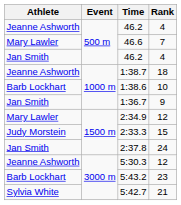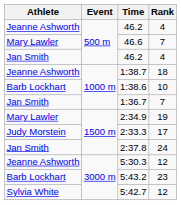(162, 102) 9 -> (162, 102) 7
(162, 117) 12 -> (162, 117) 19
(162, 132) 15 -> (162, 132) 17
(162, 192) 21 -> (162, 192) 12
